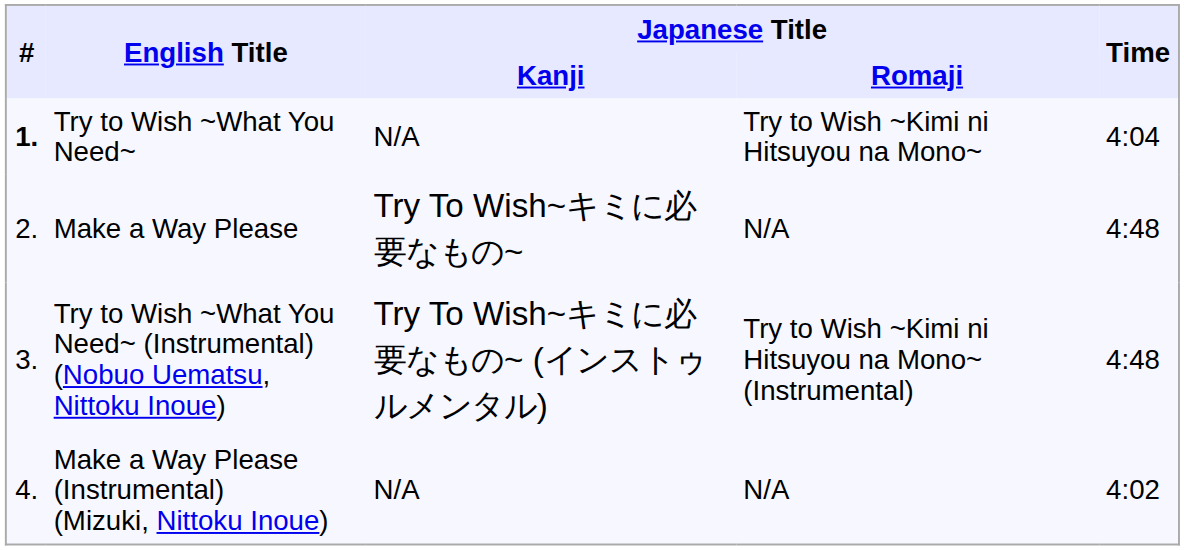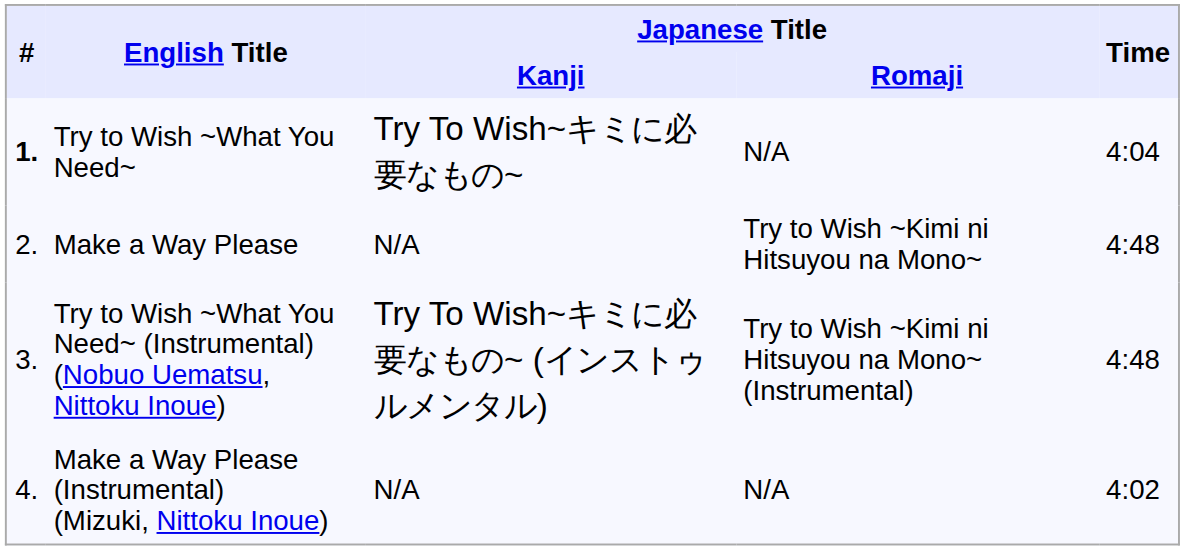(397, 136) N/A -> (535, 152) Try To Wish~キミに必要なもの~
(866, 136) Try to Wish ~Kimi ni Hitsuyou na Mono~ -> (766, 152) N/A
(535, 229) Try To Wish~キミに必要なもの~ -> (397, 244) N/A
(766, 229) N/A -> (866, 244) Try to Wish ~Kimi ni Hitsuyou na Mono~
